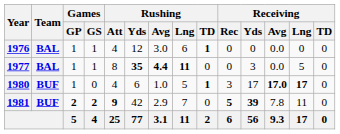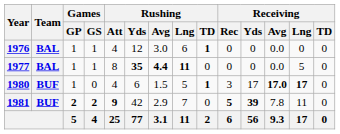(253, 66) 3 -> (253, 66) 0
(161, 84) 1.0 -> (161, 84) 1.5
